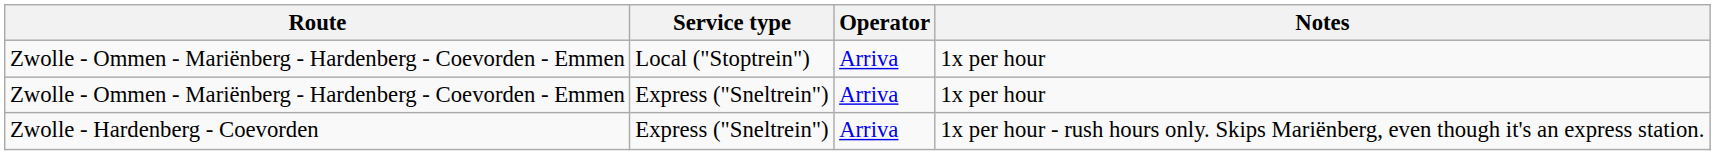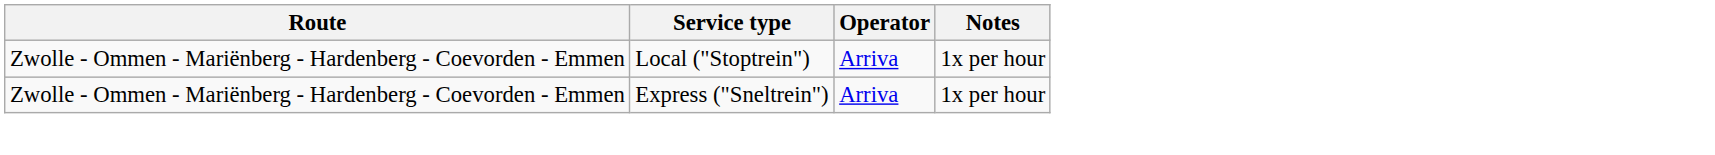- row: (164, 130)
